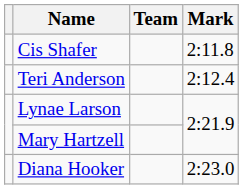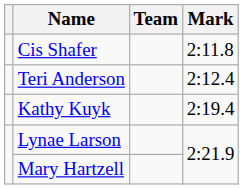+ row: (64, 109)
- row: (71, 169)
